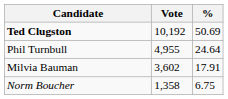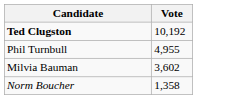- column: (208, 13)
